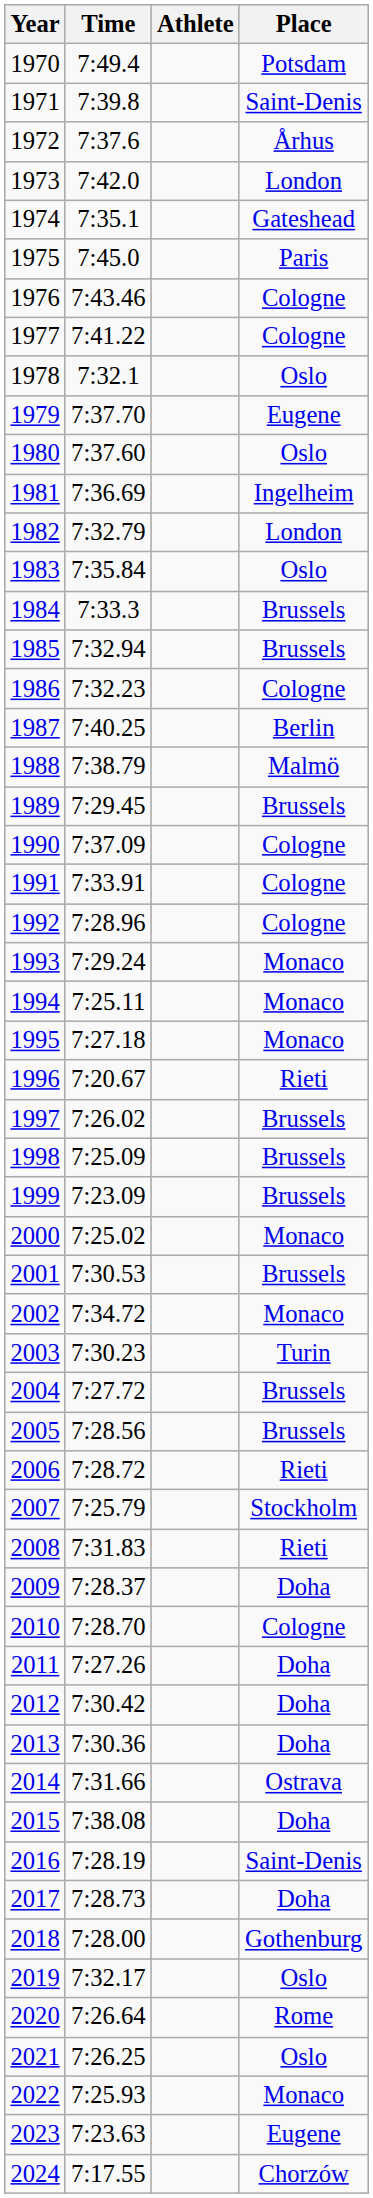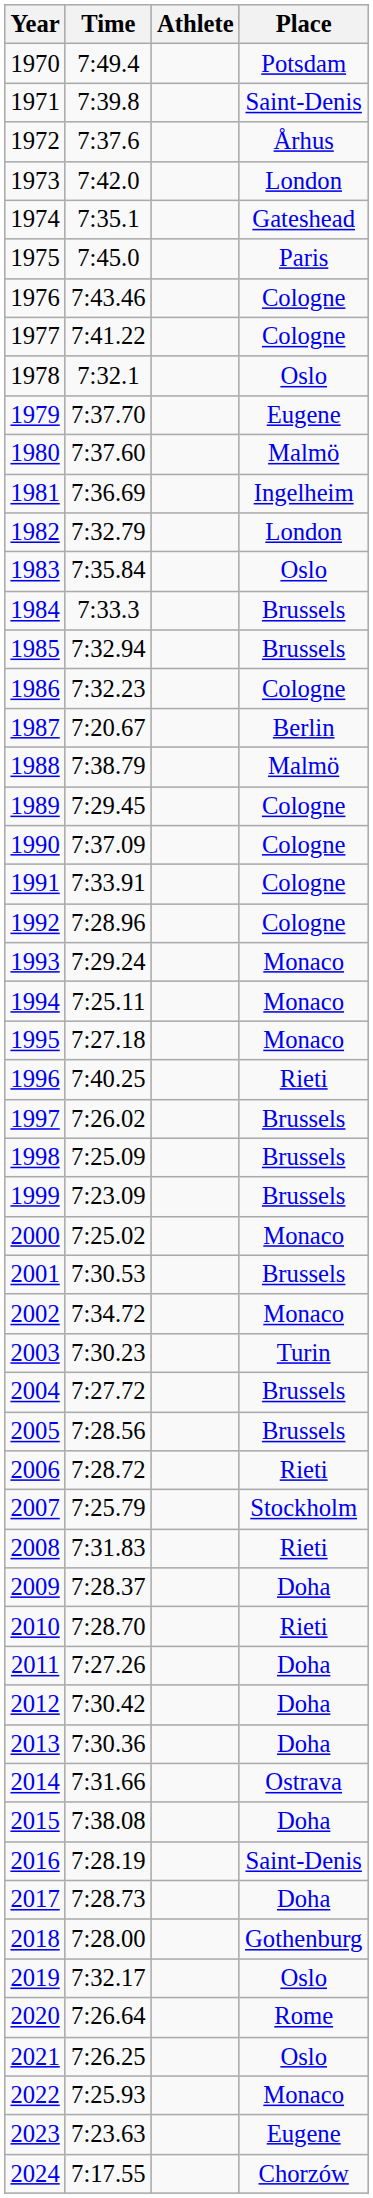(304, 453) Oslo -> (304, 453) Malmö
(108, 727) 7:40.25 -> (108, 727) 7:20.67
(304, 805) Brussels -> (304, 805) Cologne
(108, 1079) 7:20.67 -> (108, 1079) 7:40.25
(304, 1626) Cologne -> (304, 1626) Rieti
